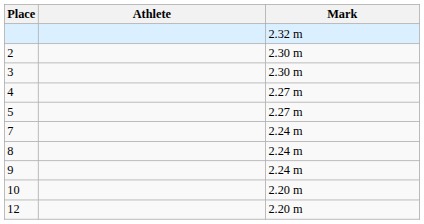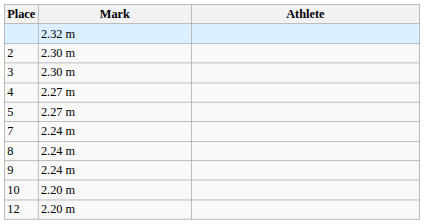columns swapped: (152, 14) <-> (342, 14)
